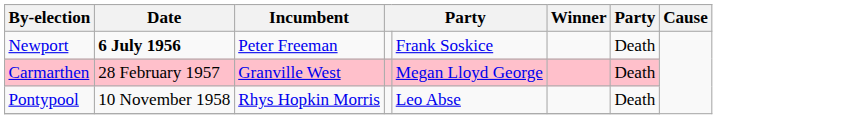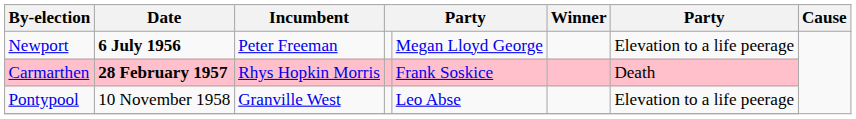(444, 45) Frank Soskice -> (469, 45) Megan Lloyd George
(635, 45) Death -> (704, 45) Elevation to a life peerage
(159, 72) normal -> (163, 72) bold
(289, 72) Granville West -> (309, 72) Rhys Hopkin Morris
(469, 72) Megan Lloyd George -> (444, 72) Frank Soskice
(309, 99) Rhys Hopkin Morris -> (289, 99) Granville West
(635, 99) Death -> (704, 99) Elevation to a life peerage
